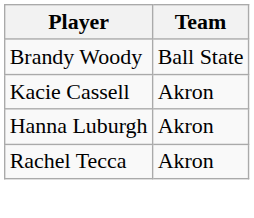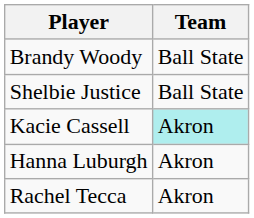+ row: (75, 91)
(186, 91) no background -> (186, 126) paleturquoise background
